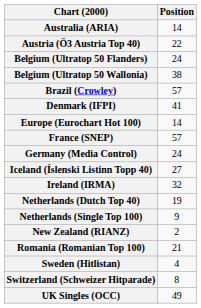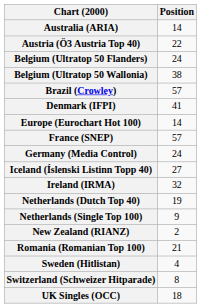(177, 295) 49 -> (177, 295) 18
